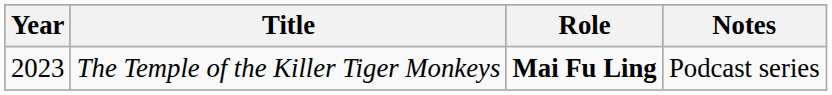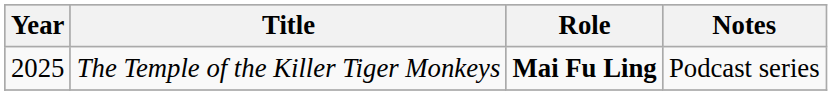(38, 68) 2023 -> (38, 68) 2025
